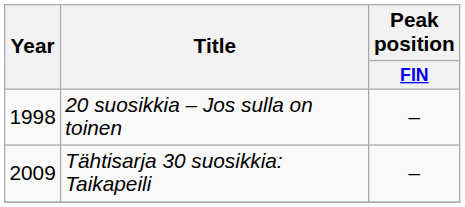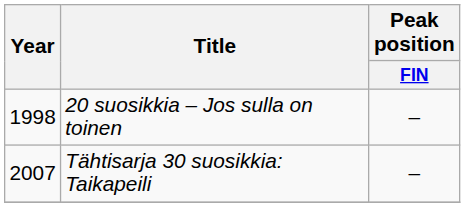(33, 173) 2009 -> (33, 173) 2007
